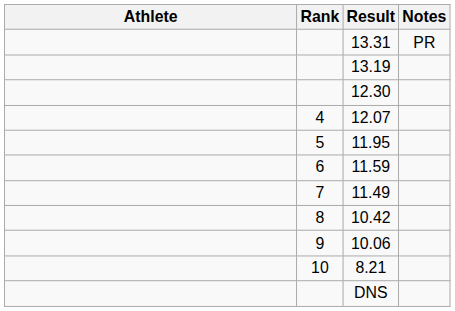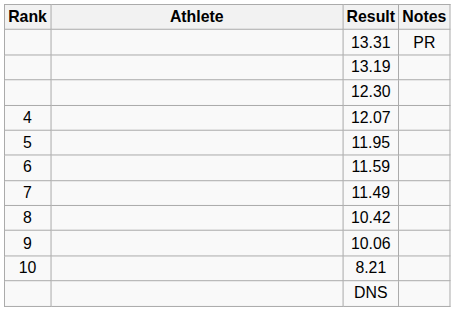columns swapped: (320, 17) <-> (151, 17)
